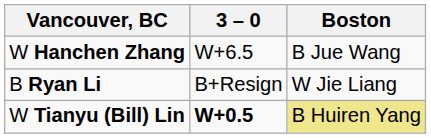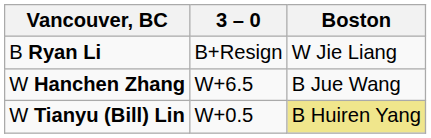rows swapped: (97, 52) <-> (55, 84)
(224, 116) bold -> (224, 116) normal
